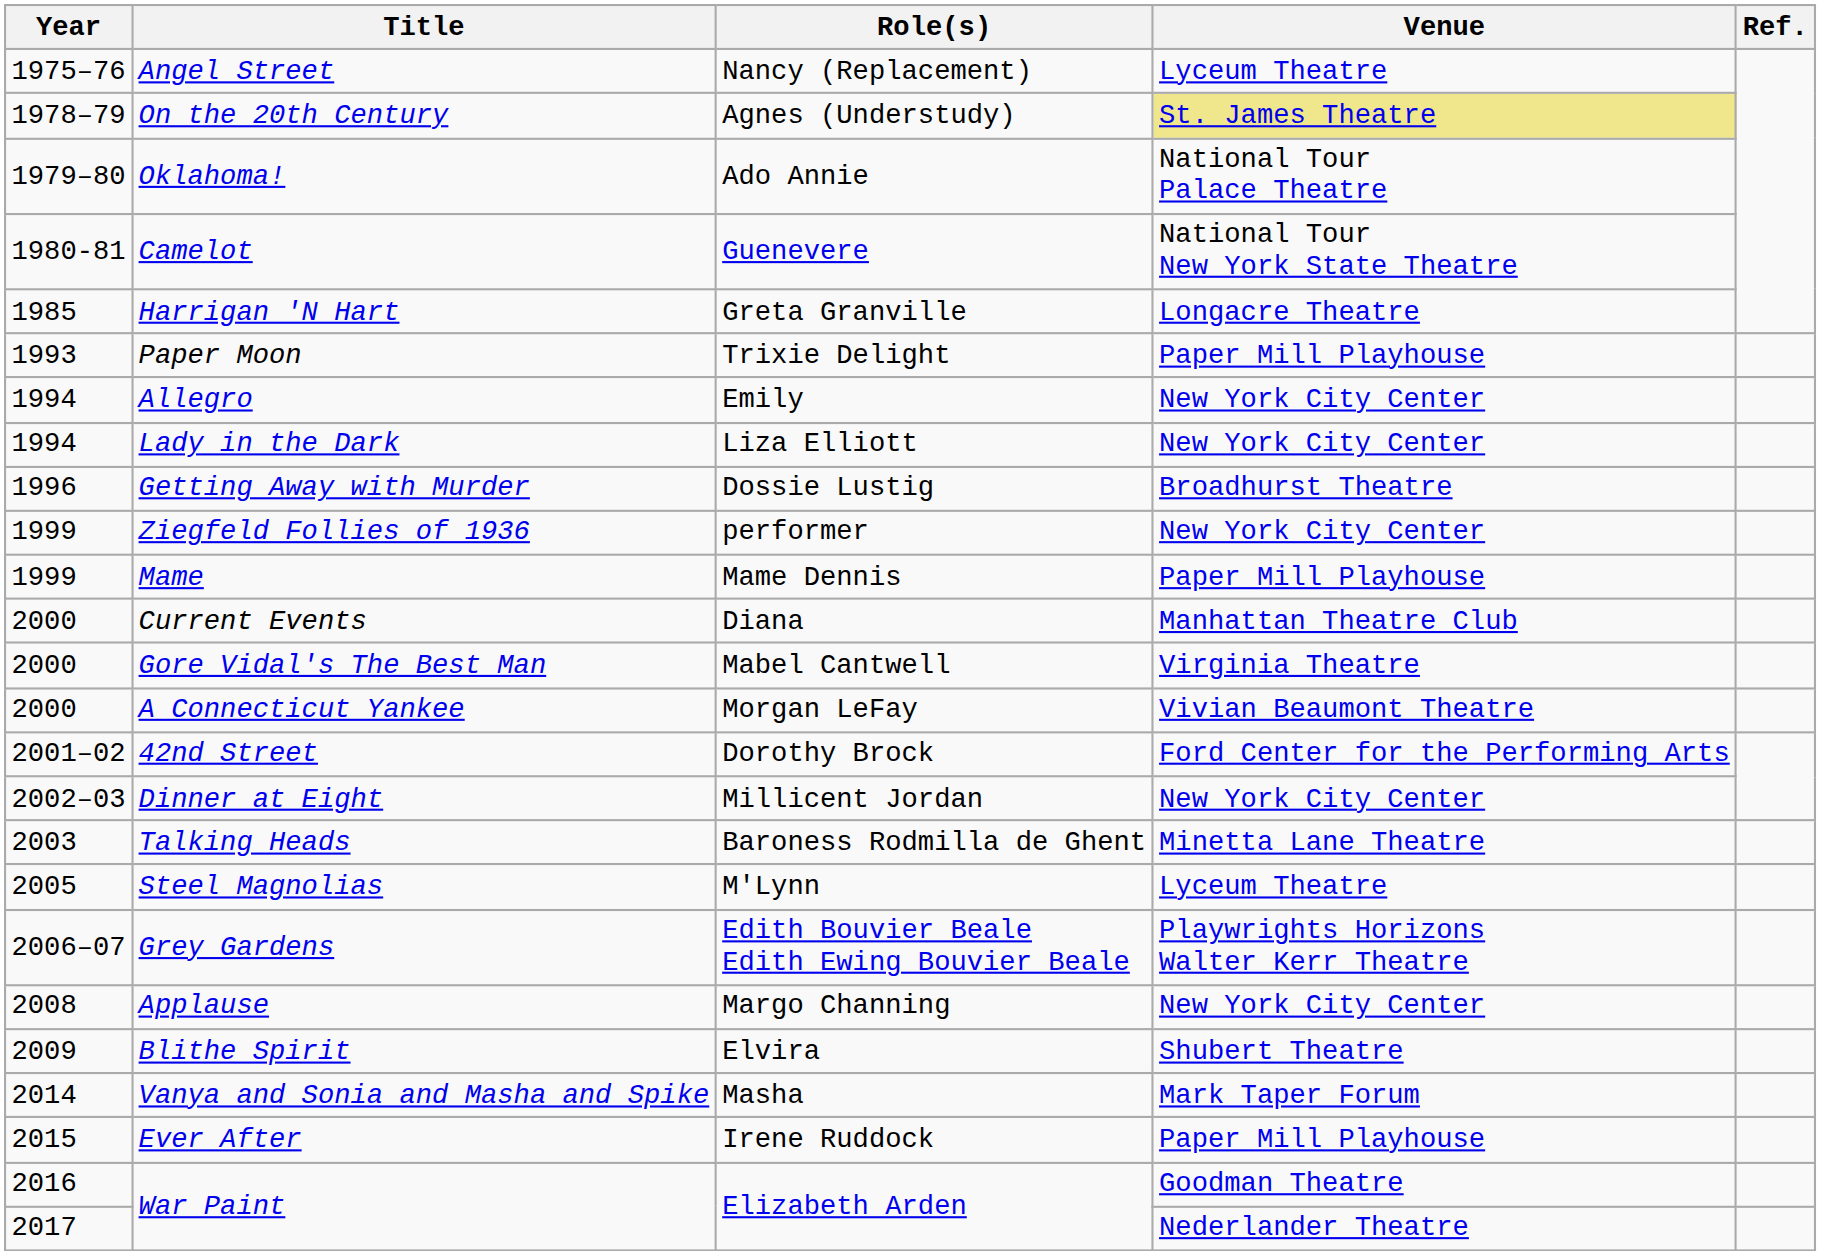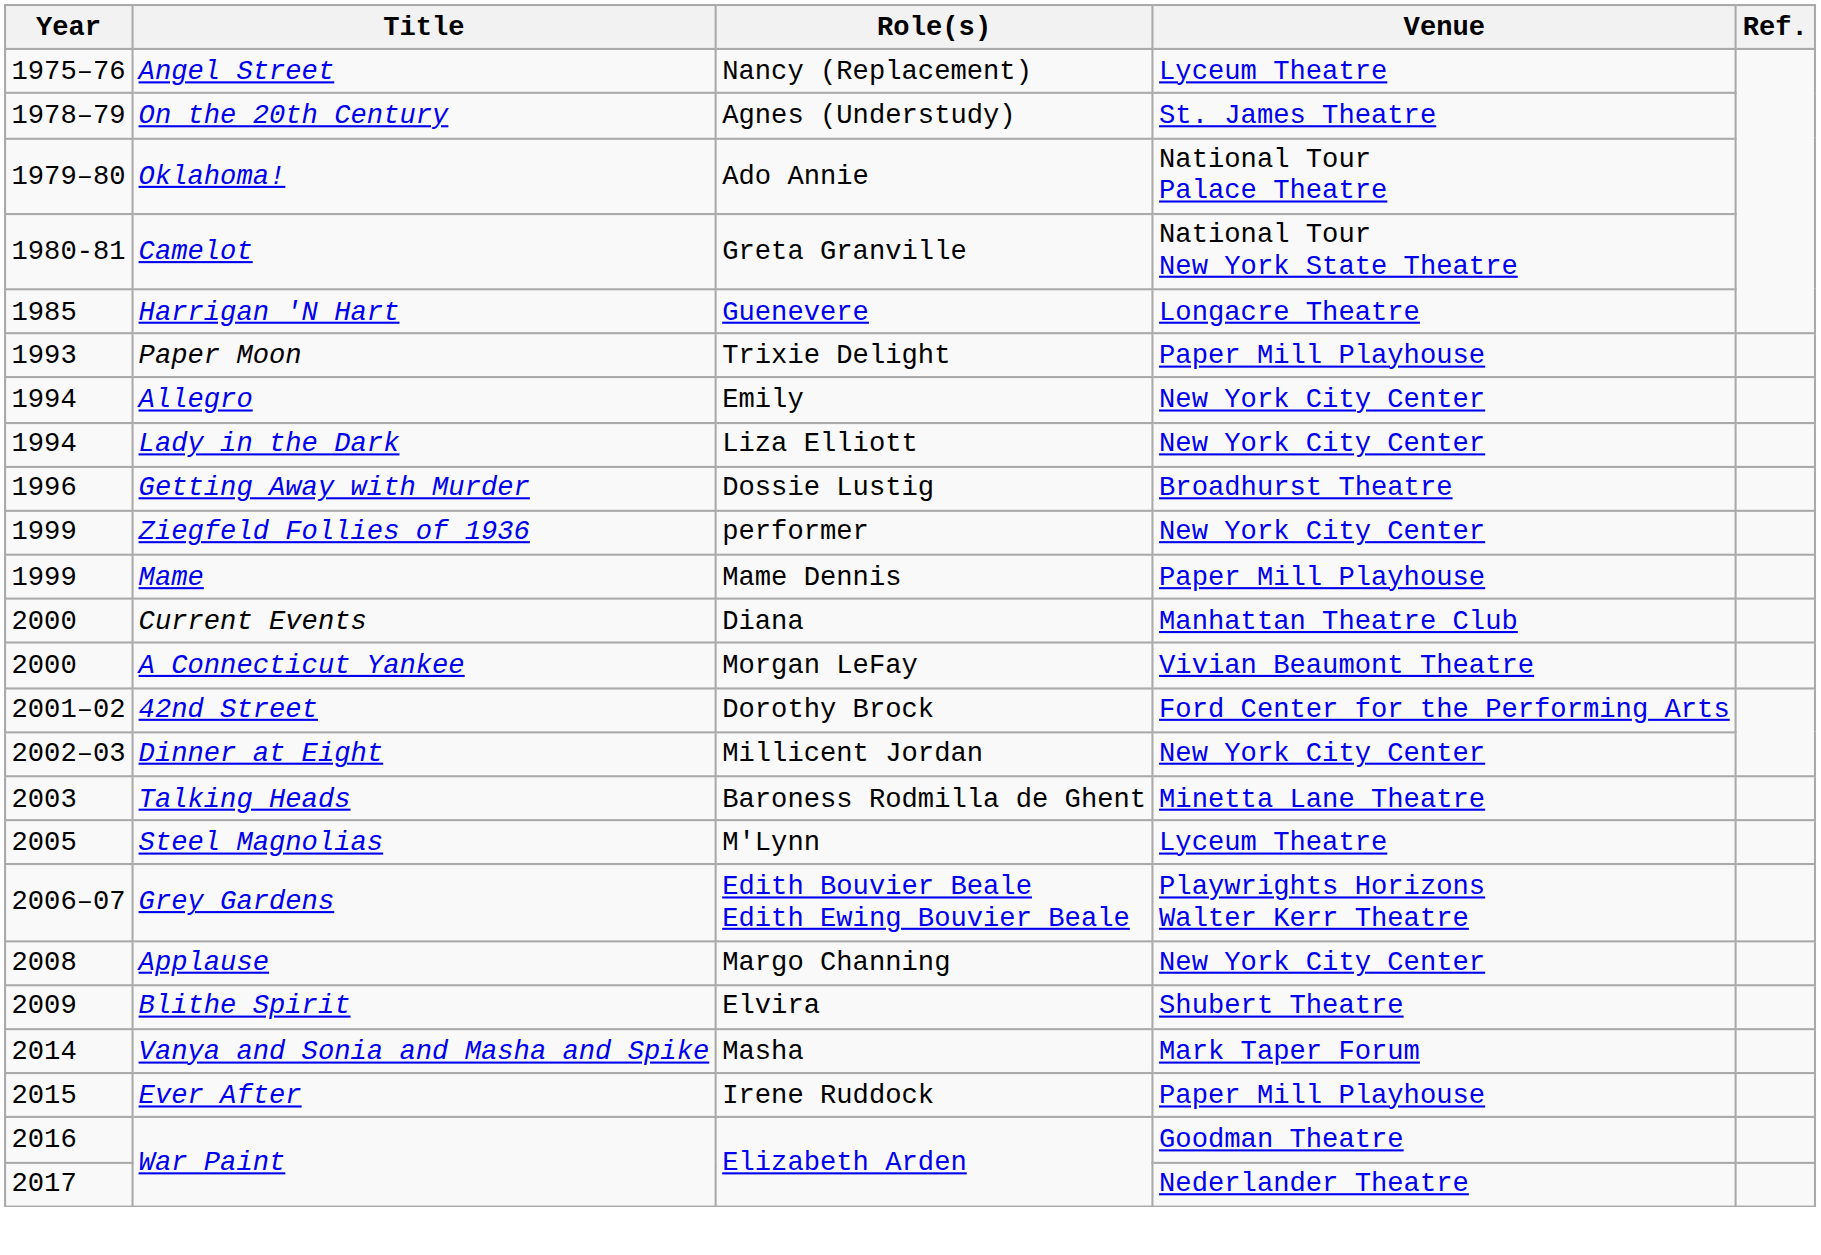(1298, 116) khaki background -> (1298, 116) no background
(796, 251) Guenevere -> (844, 251) Greta Granville
(844, 311) Greta Granville -> (796, 311) Guenevere
- row: (44, 666)
